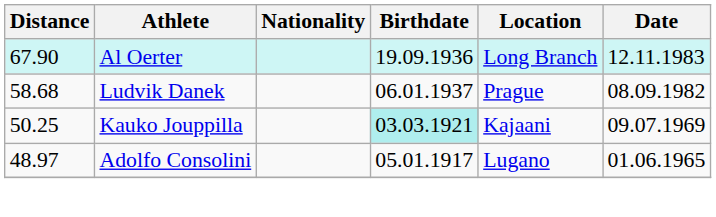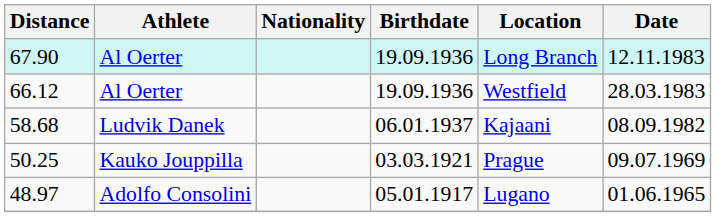+ row: (34, 90)
(513, 90) Prague -> (517, 125) Kajaani
(424, 125) paleturquoise background -> (424, 159) no background
(517, 125) Kajaani -> (513, 159) Prague
